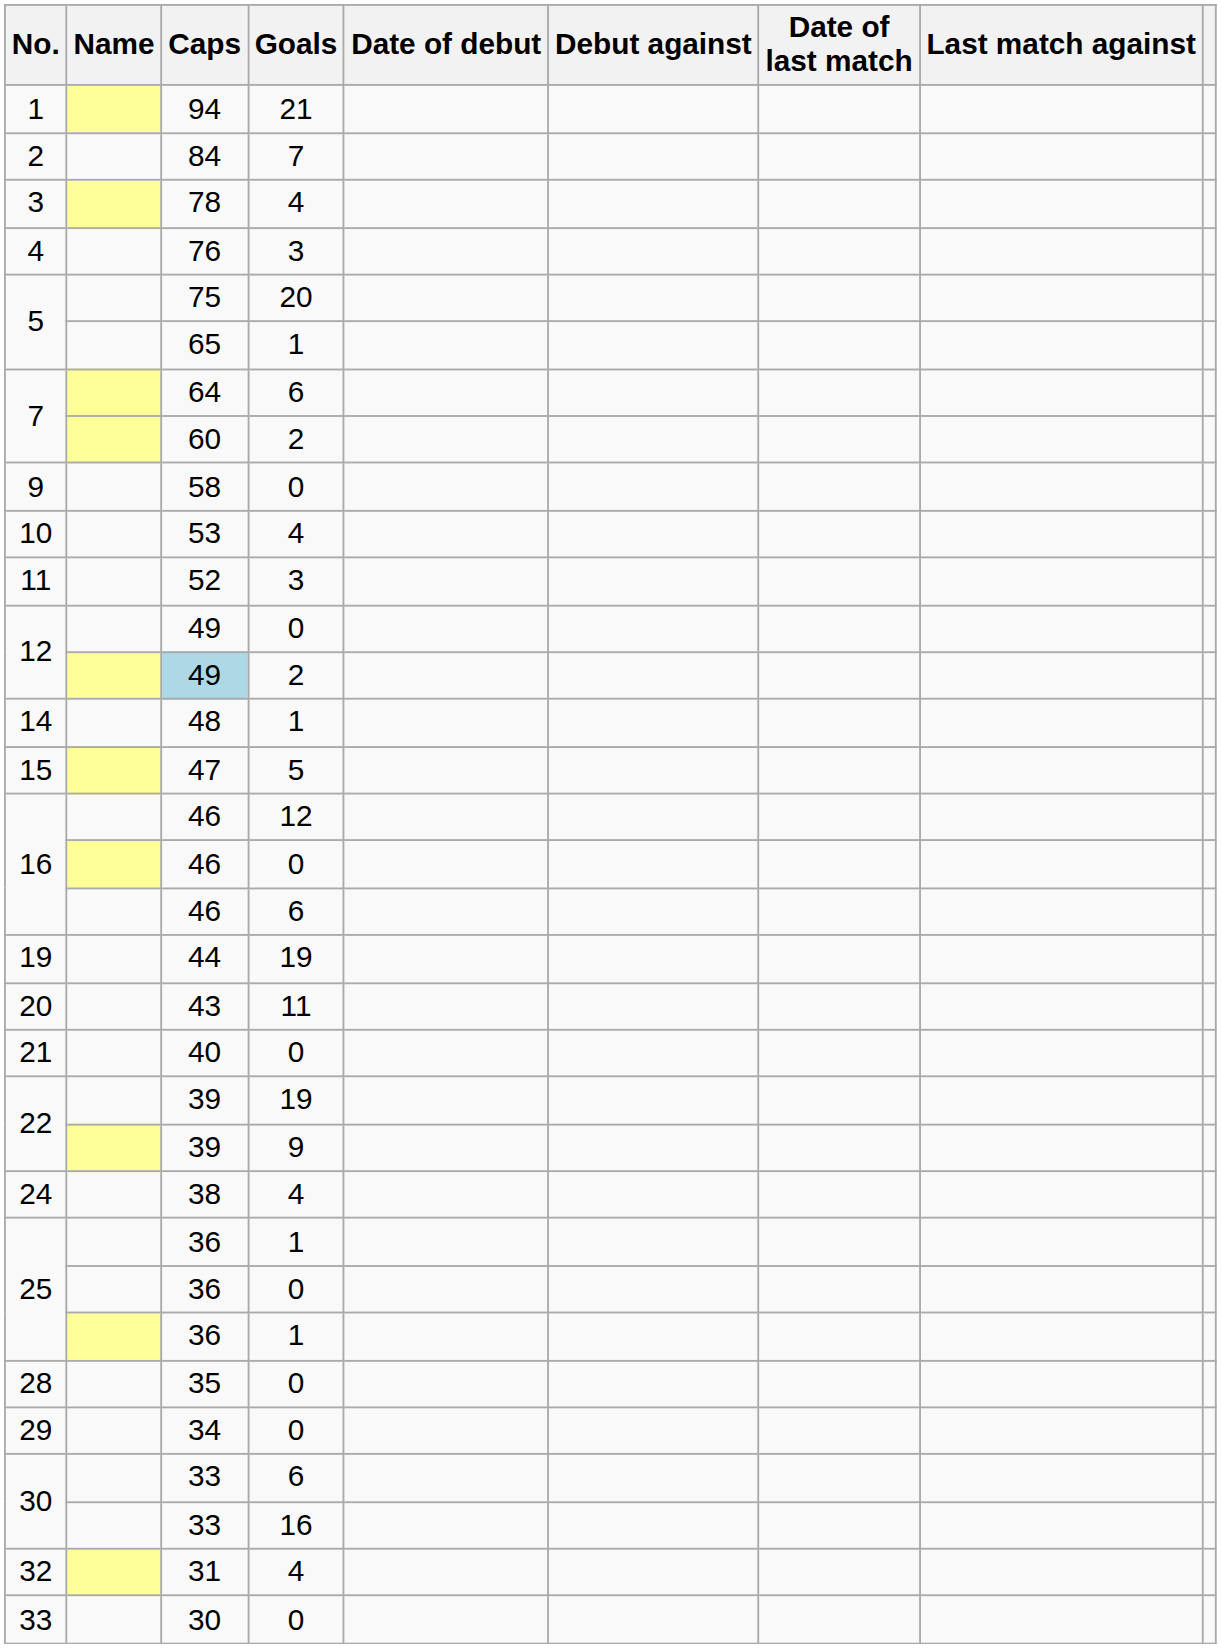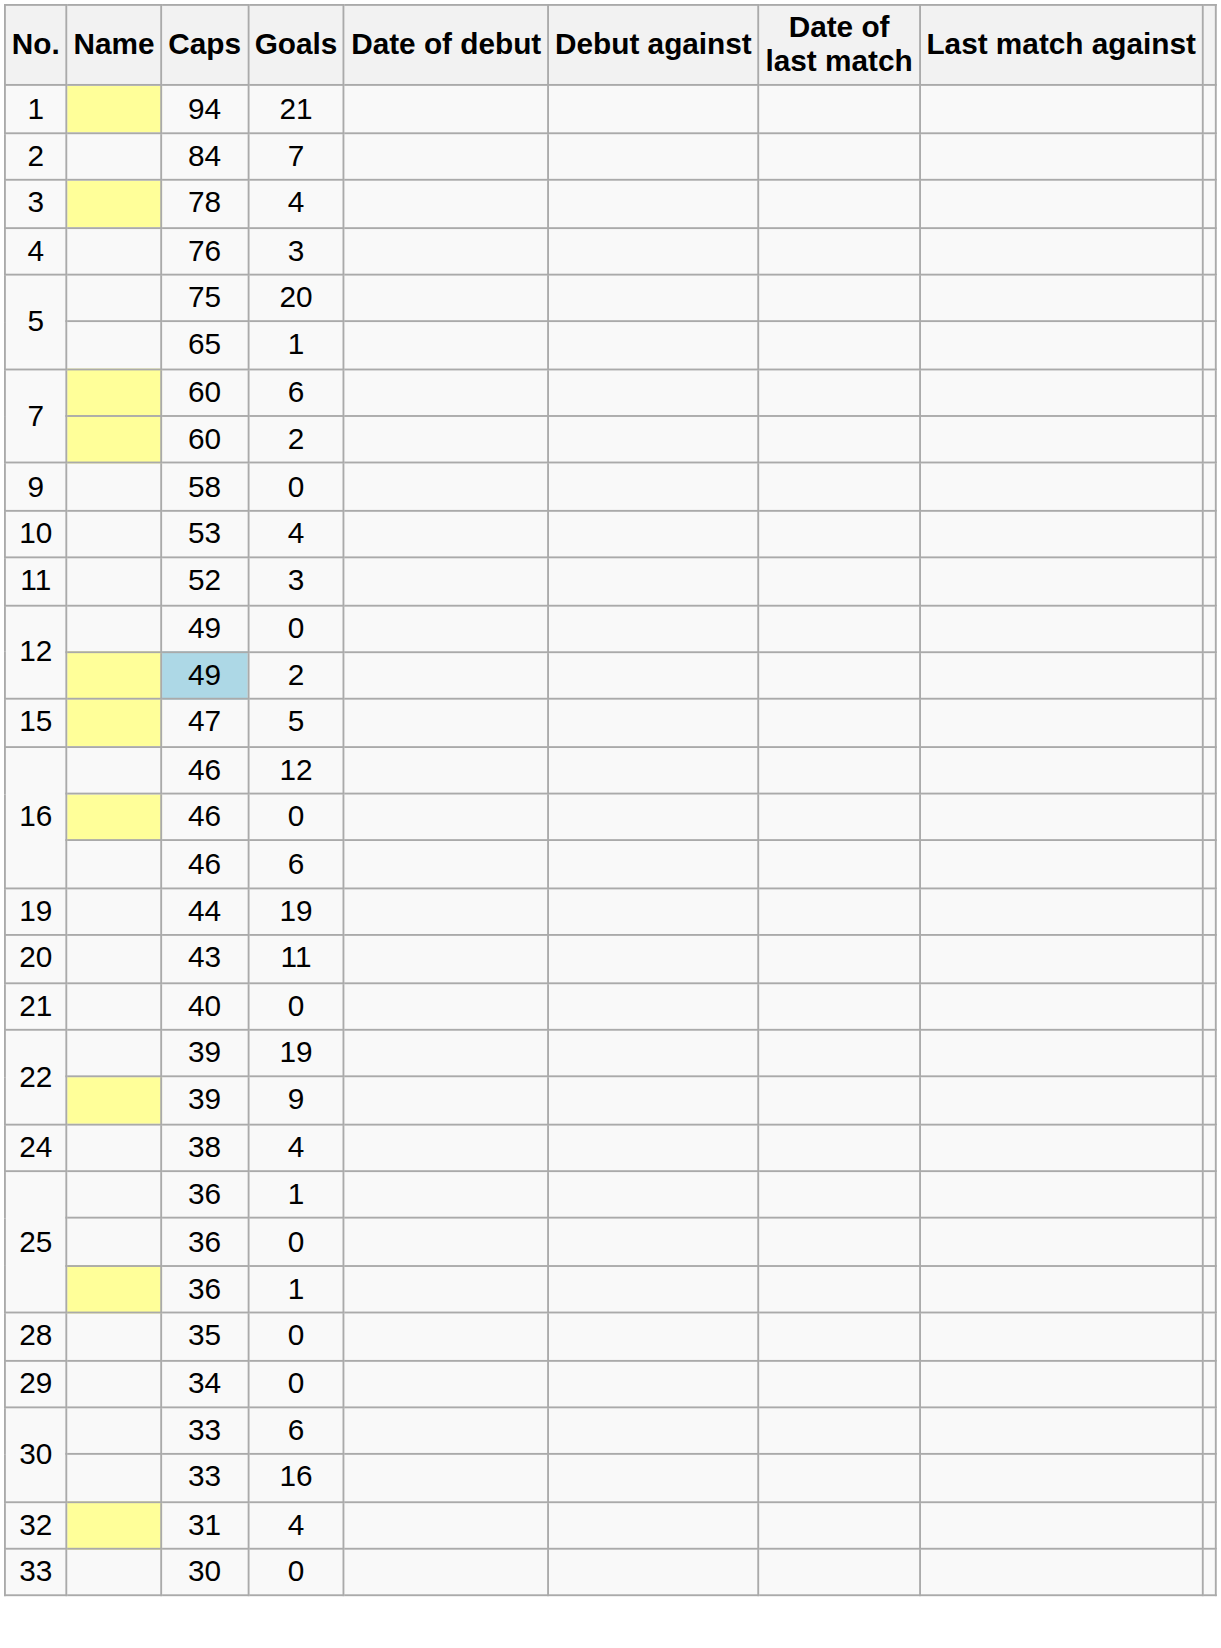(205, 391) 64 -> (205, 391) 60
- row: (36, 722)
